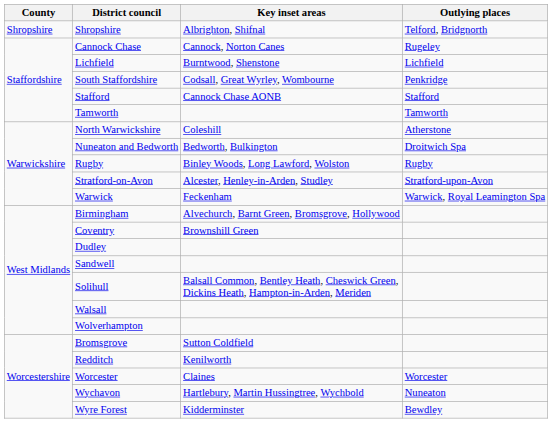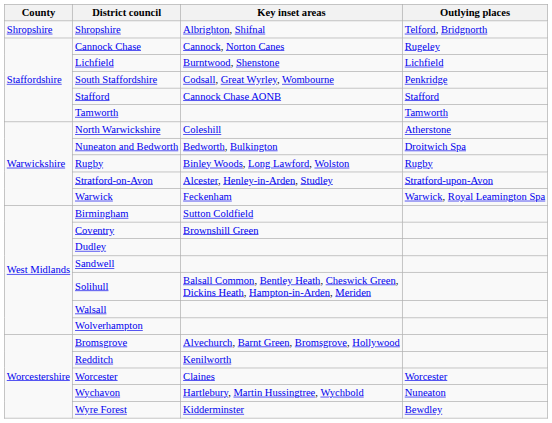(291, 213) Alvechurch, Barnt Green, Bromsgrove, Hollywood -> (218, 213) Sutton Coldfield
(218, 342) Sutton Coldfield -> (291, 342) Alvechurch, Barnt Green, Bromsgrove, Hollywood
